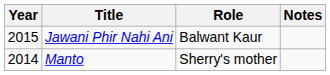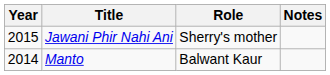(221, 37) Balwant Kaur -> (228, 37) Sherry's mother
(228, 59) Sherry's mother -> (221, 59) Balwant Kaur
